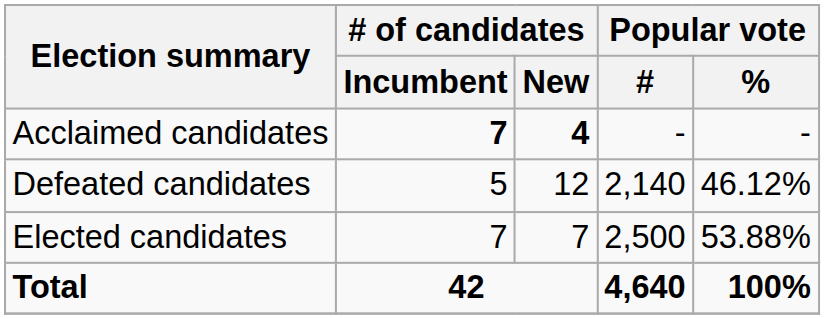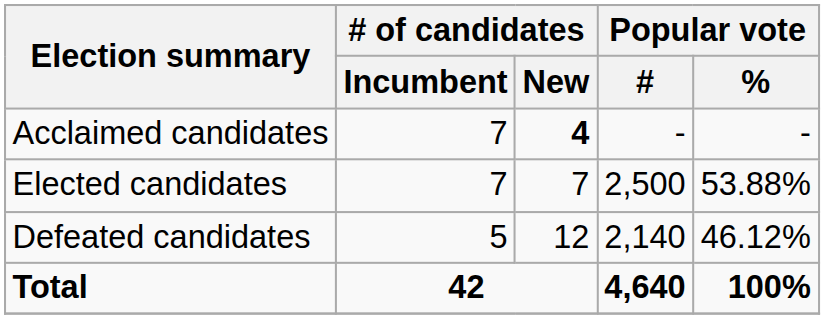(499, 133) bold -> (499, 133) normal
rows swapped: (150, 236) <-> (161, 184)
